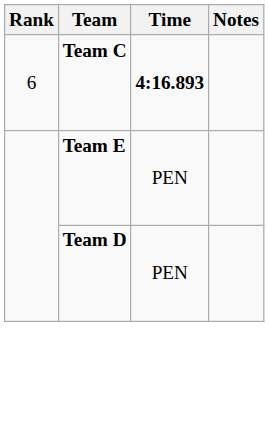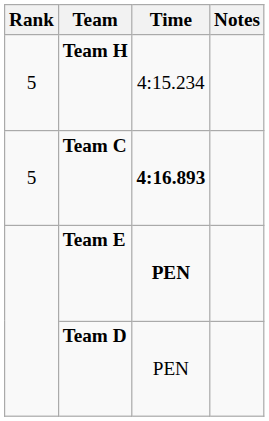+ row: (95, 50)
(31, 82) 6 -> (31, 177) 5
(170, 177) normal -> (171, 273) bold
